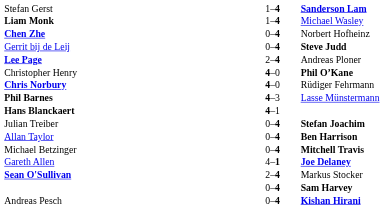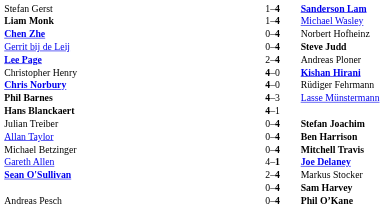(327, 72) Phil O’Kane -> (331, 72) Kishan Hirani
(331, 200) Kishan Hirani -> (327, 200) Phil O’Kane
